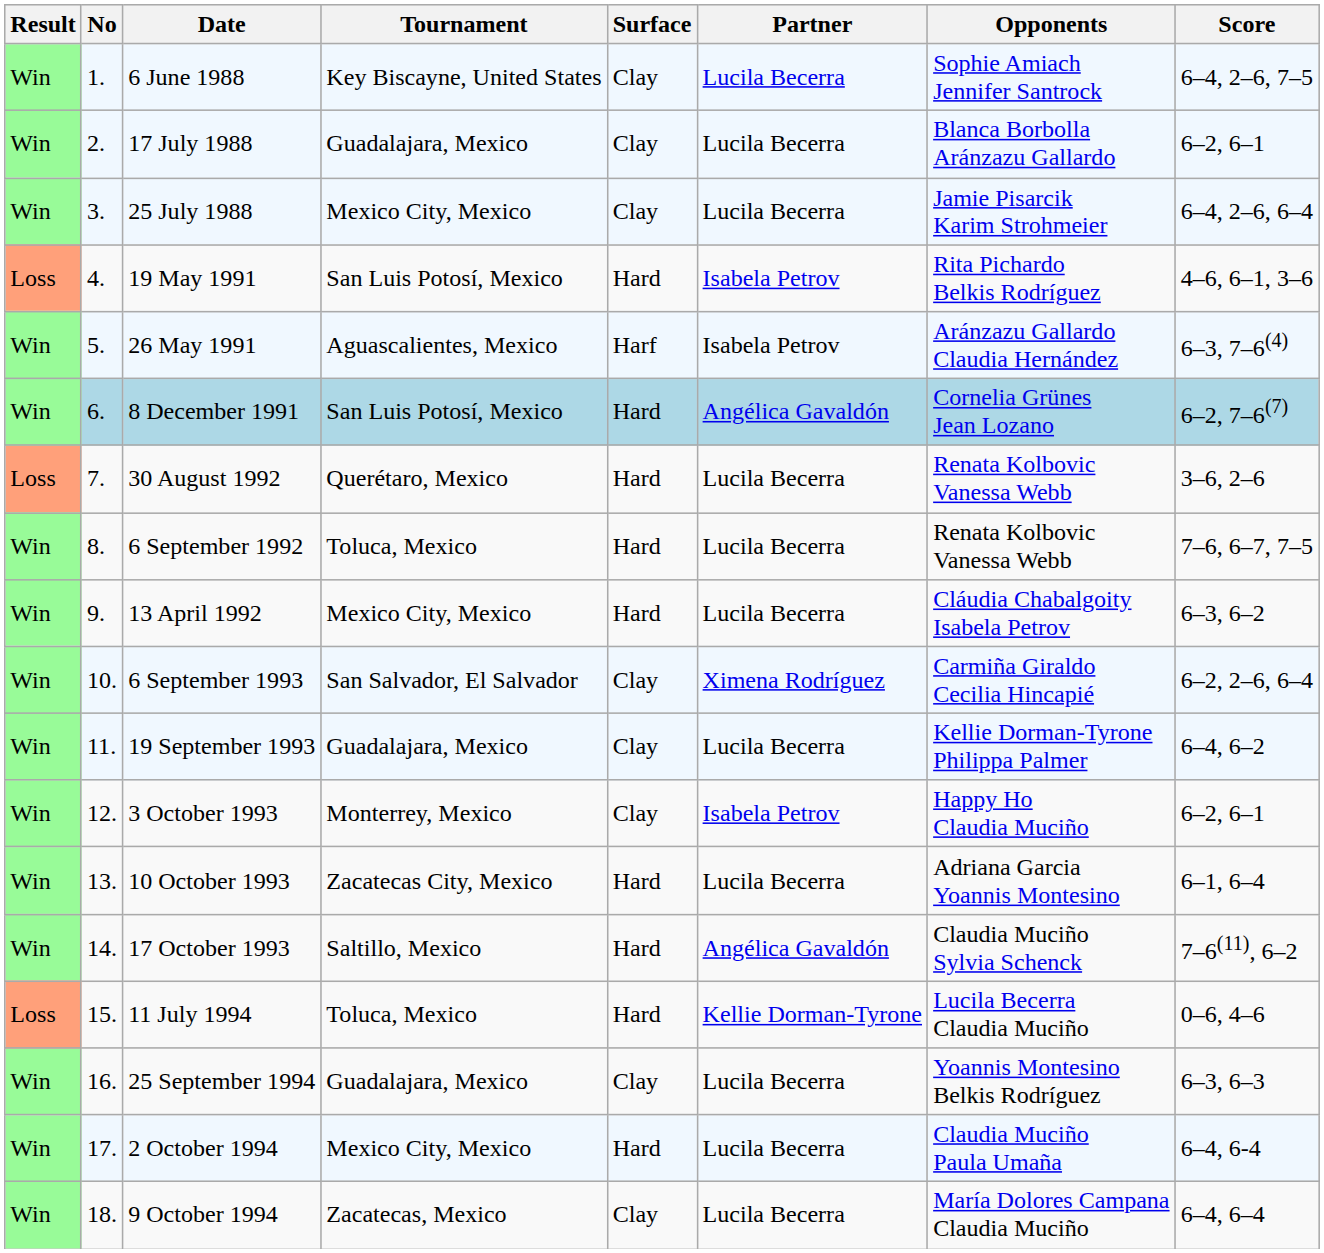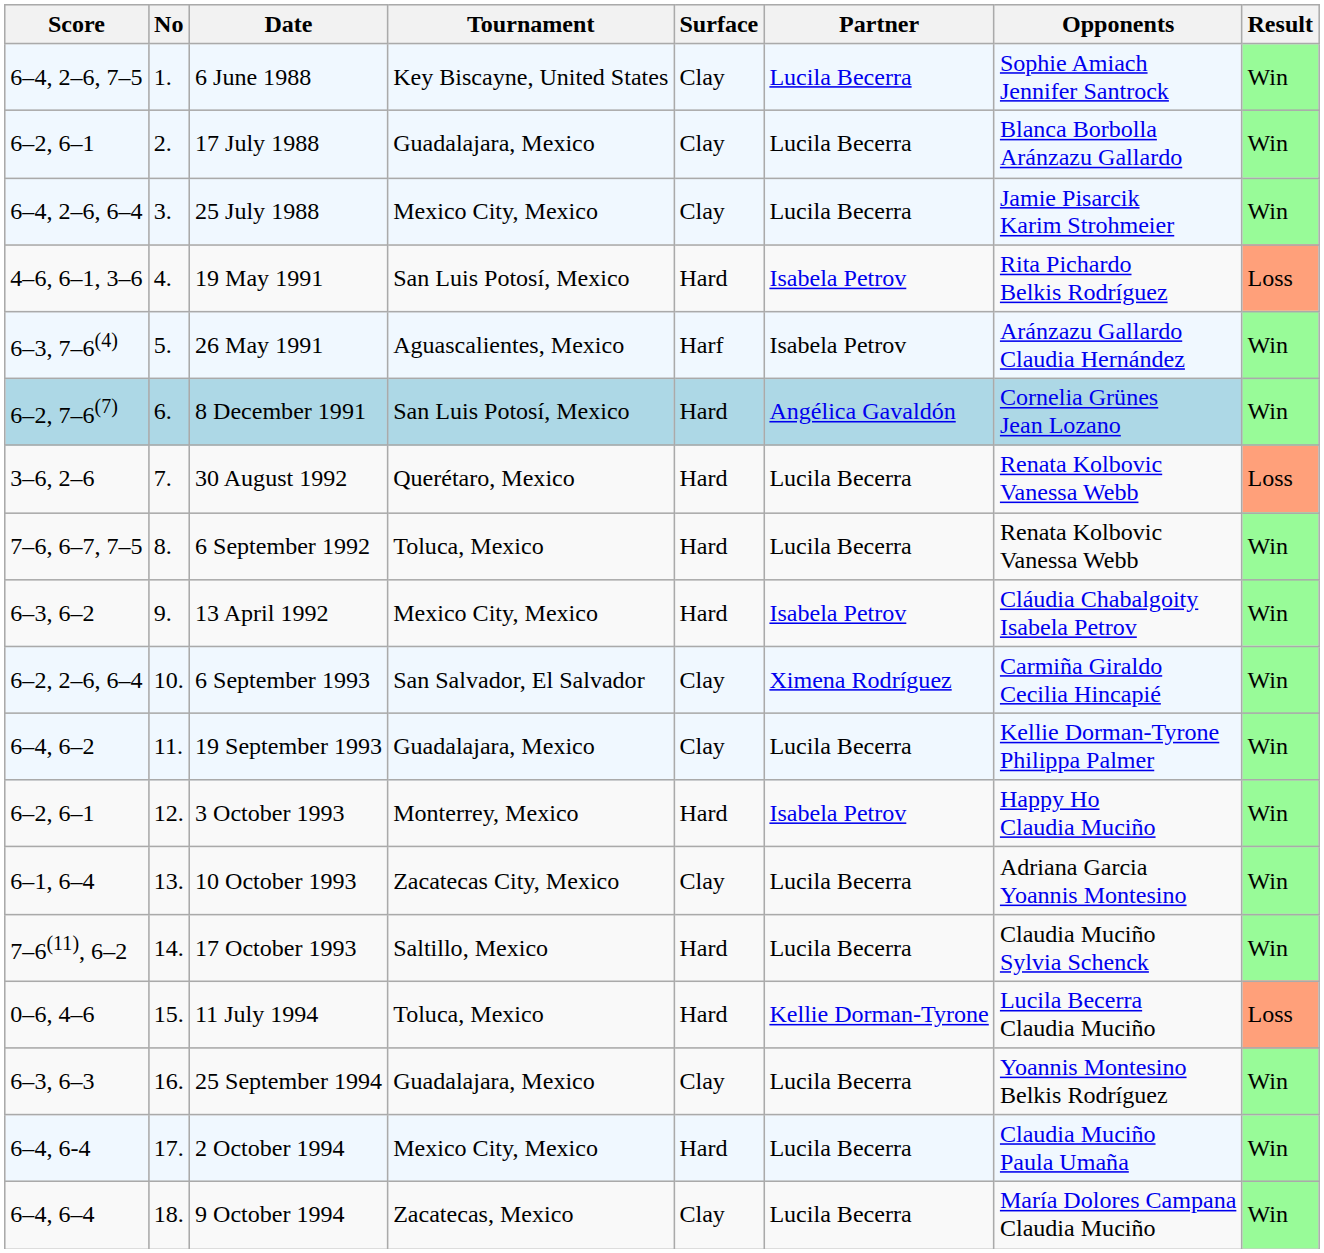columns swapped: (43, 23) <-> (1247, 23)
(774, 612) Lucila Becerra -> (838, 612) Isabela Petrov
(635, 812) Clay -> (704, 812) Hard
(637, 879) Hard -> (702, 879) Clay
(796, 946) Angélica Gavaldón -> (841, 946) Lucila Becerra
